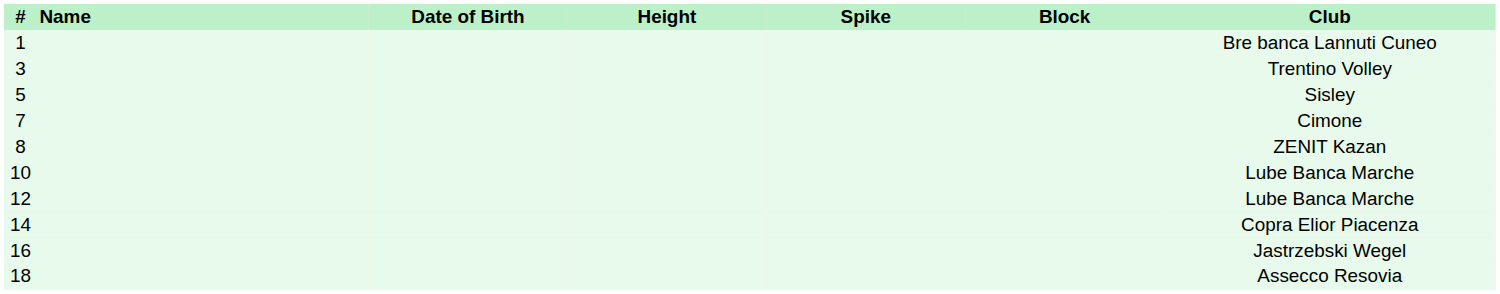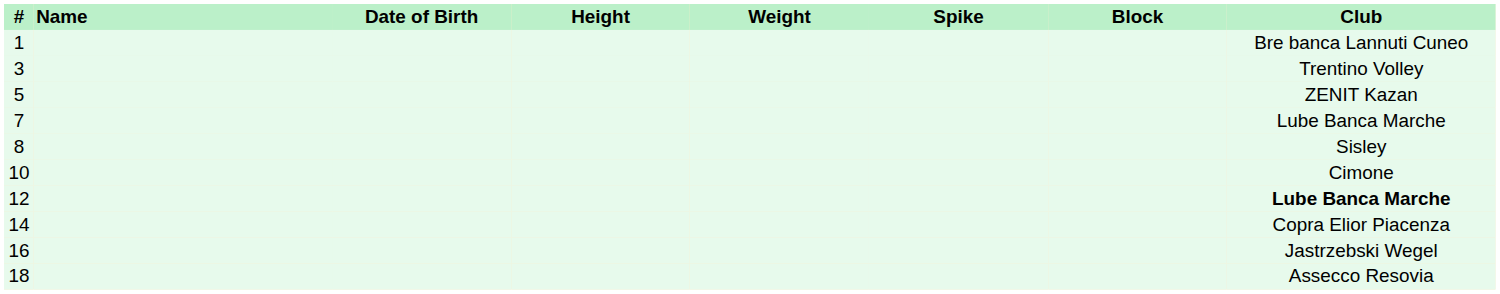+ column: (780, 16)
(1330, 94) Sisley -> (1361, 94) ZENIT Kazan
(1330, 120) Cimone -> (1361, 120) Lube Banca Marche
(1330, 146) ZENIT Kazan -> (1361, 146) Sisley
(1330, 172) Lube Banca Marche -> (1361, 172) Cimone
(1330, 198) normal -> (1361, 198) bold
